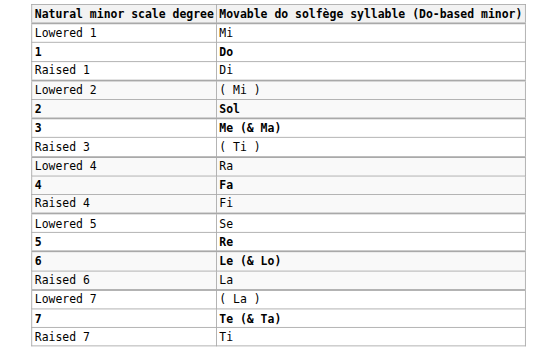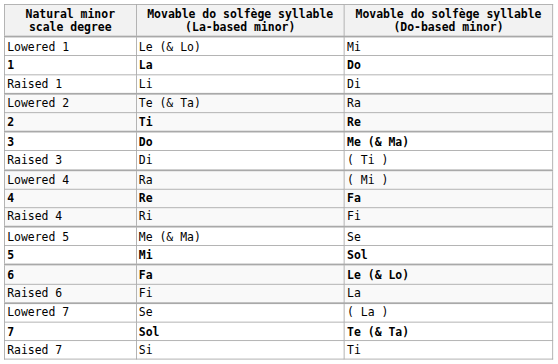+ column: (240, 20)
(240, 90) ( Mi ) -> (354, 103) Ra
(230, 109) Sol -> (354, 122) Re
(226, 166) Ra -> (368, 180) ( Mi )
(226, 242) Re -> (357, 255) Sol
